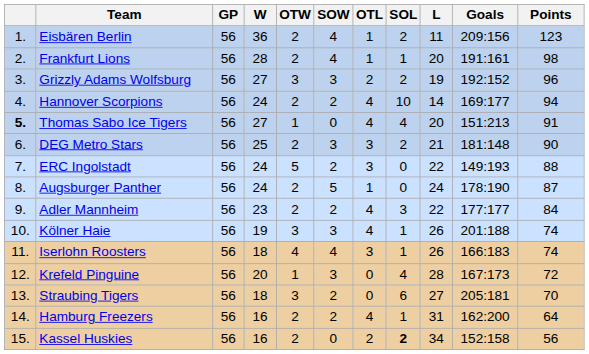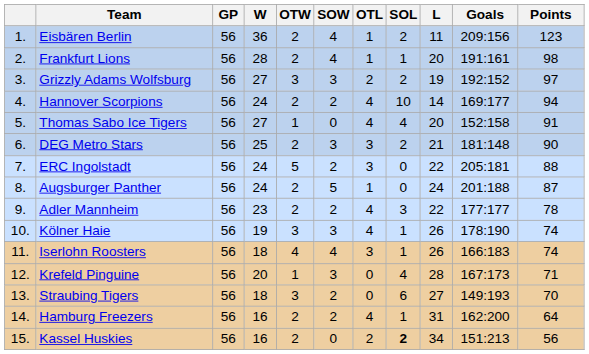(551, 79) 96 -> (551, 79) 97
(20, 123) bold -> (20, 123) normal
(485, 123) 151:213 -> (485, 123) 152:158
(485, 166) 149:193 -> (485, 166) 205:181
(485, 187) 178:190 -> (485, 187) 201:188
(551, 209) 84 -> (551, 209) 78
(485, 230) 201:188 -> (485, 230) 178:190
(551, 274) 72 -> (551, 274) 71
(485, 295) 205:181 -> (485, 295) 149:193
(485, 338) 152:158 -> (485, 338) 151:213
